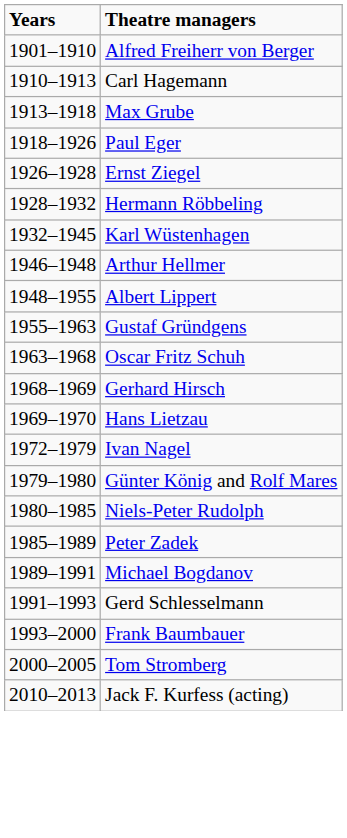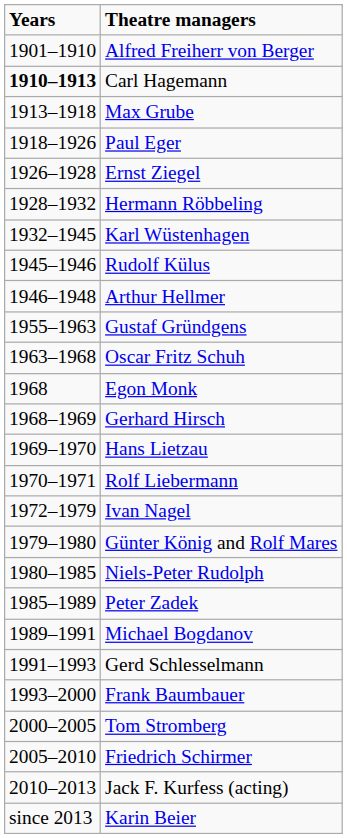(53, 81) normal -> (53, 81) bold
+ row: (158, 265)
- row: (161, 296)
+ row: (151, 388)
+ row: (172, 480)
+ row: (178, 756)
+ row: (151, 818)
